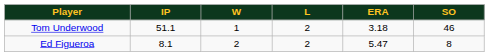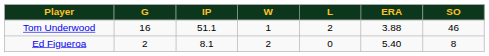+ column: (145, 12)
(378, 28) 3.18 -> (392, 28) 3.88
(307, 43) 2 -> (330, 43) 0
(378, 43) 5.47 -> (392, 43) 5.40
